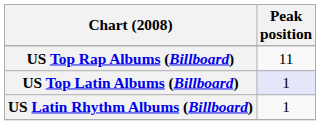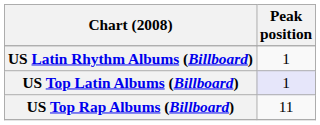rows swapped: (130, 58) <-> (131, 107)
